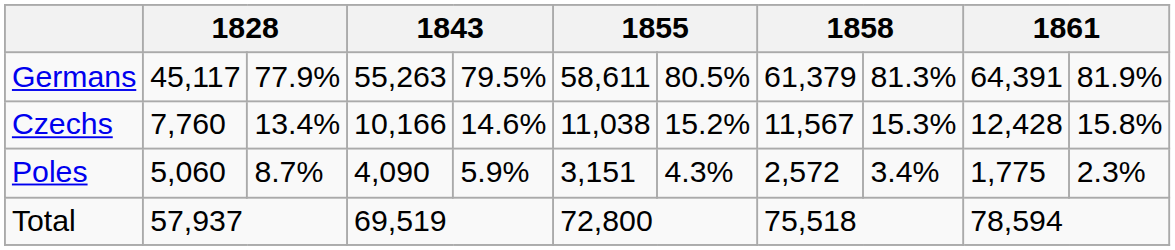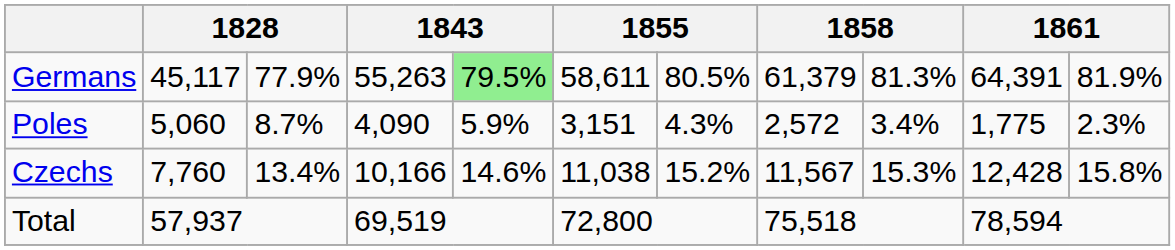(503, 76) no background -> (503, 76) lightgreen background
rows swapped: (62, 124) <-> (50, 172)
